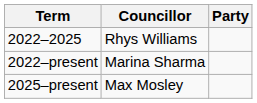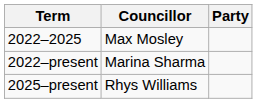(151, 39) Rhys Williams -> (144, 39) Max Mosley
(144, 86) Max Mosley -> (151, 86) Rhys Williams
